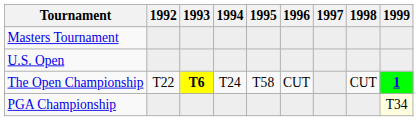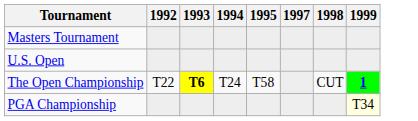- column: (297, 15)
